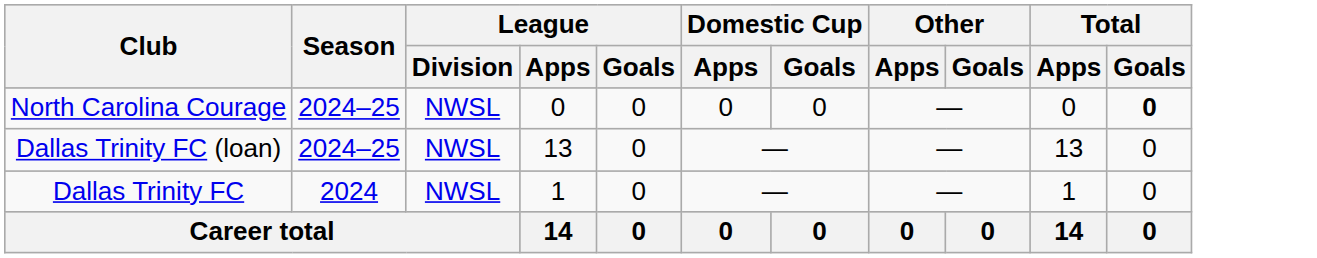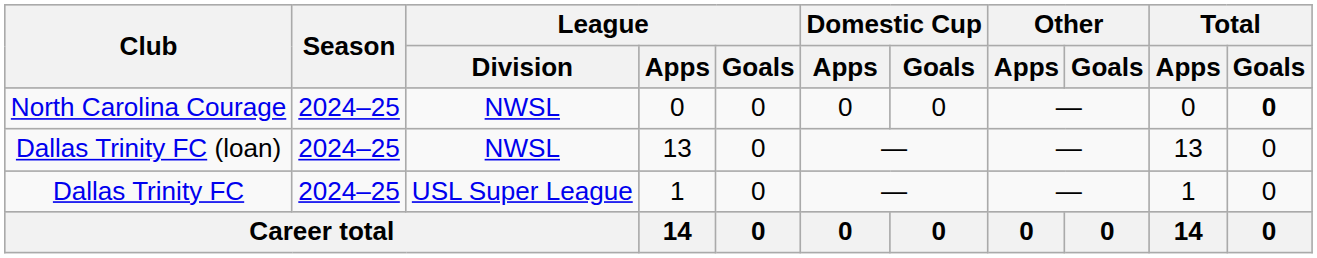(349, 190) 2024 -> (349, 190) 2024–25
(463, 190) NWSL -> (522, 190) USL Super League
